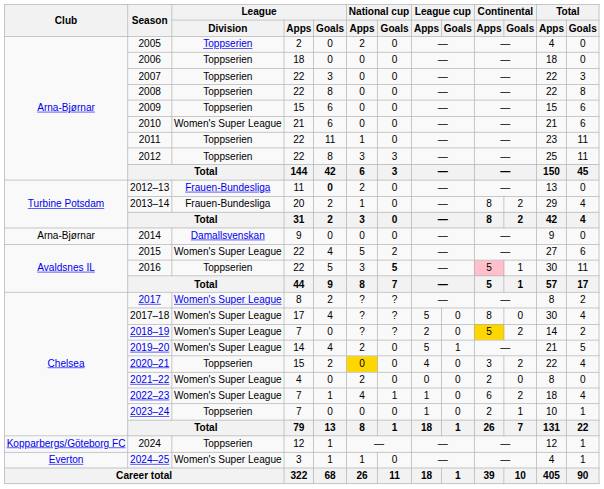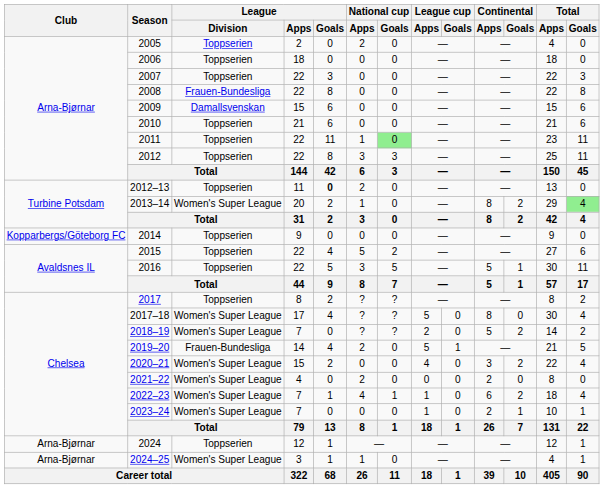(228, 92) Toppserien -> (228, 92) Frauen-Bundesliga
(228, 108) Toppserien -> (228, 108) Damallsvenskan
(228, 124) Women's Super League -> (228, 124) Toppserien
(395, 140) no background -> (395, 140) lightgreen background
(228, 188) Frauen-Bundesliga -> (228, 188) Toppserien
(228, 204) Frauen-Bundesliga -> (228, 204) Women's Super League
(583, 204) no background -> (583, 204) lightgreen background
(66, 236) Arna-Bjørnar -> (66, 236) Kopparbergs/Göteborg FC
(228, 236) Damallsvenskan -> (228, 236) Toppserien
(228, 252) Women's Super League -> (228, 252) Toppserien
(395, 268) bold -> (395, 268) normal
(489, 268) pink background -> (489, 268) no background
(228, 300) Women's Super League -> (228, 300) Toppserien
(489, 332) gold background -> (489, 332) no background
(228, 348) Women's Super League -> (228, 348) Frauen-Bundesliga
(228, 364) Toppserien -> (228, 364) Women's Super League
(362, 364) gold background -> (362, 364) no background
(228, 412) Toppserien -> (228, 412) Women's Super League
(66, 444) Kopparbergs/Göteborg FC -> (66, 444) Arna-Bjørnar
(66, 460) Everton -> (66, 460) Arna-Bjørnar
